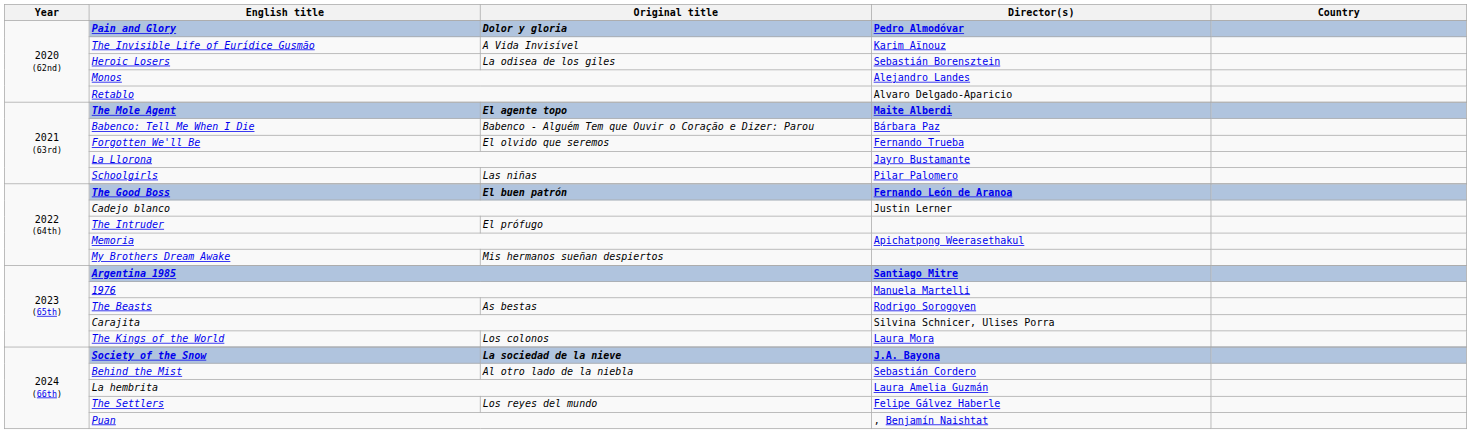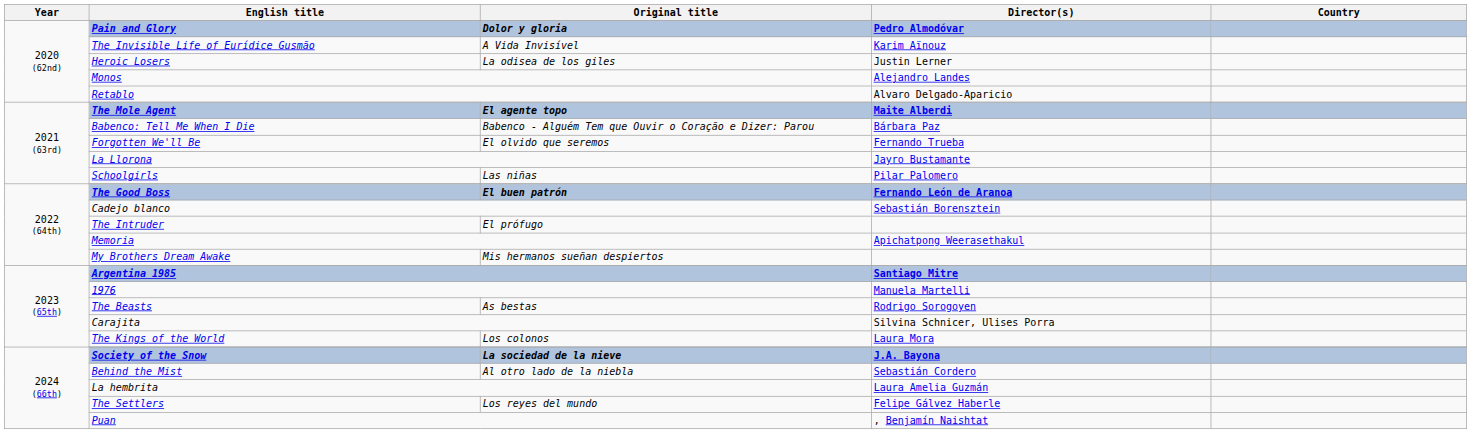(937, 61) Sebastián Borensztein -> (913, 61) Justin Lerner
(913, 208) Justin Lerner -> (937, 208) Sebastián Borensztein
